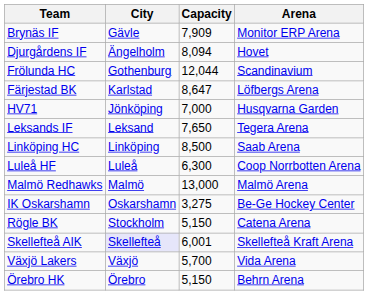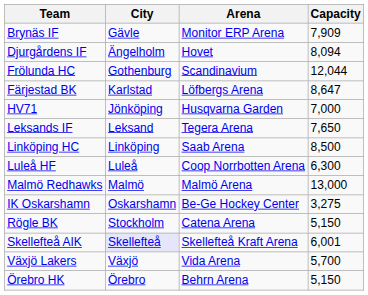columns swapped: (299, 14) <-> (207, 14)
